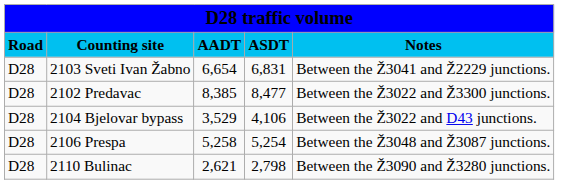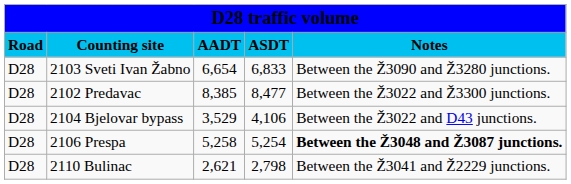(269, 69) 6,831 -> (269, 69) 6,833
(423, 69) Between the Ž3041 and Ž2229 junctions. -> (423, 69) Between the Ž3090 and Ž3280 junctions.
(423, 142) normal -> (429, 142) bold
(423, 166) Between the Ž3090 and Ž3280 junctions. -> (423, 166) Between the Ž3041 and Ž2229 junctions.
